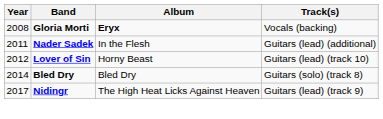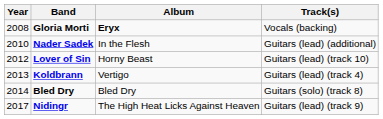(17, 43) 2011 -> (18, 43) 2010
+ row: (58, 75)
